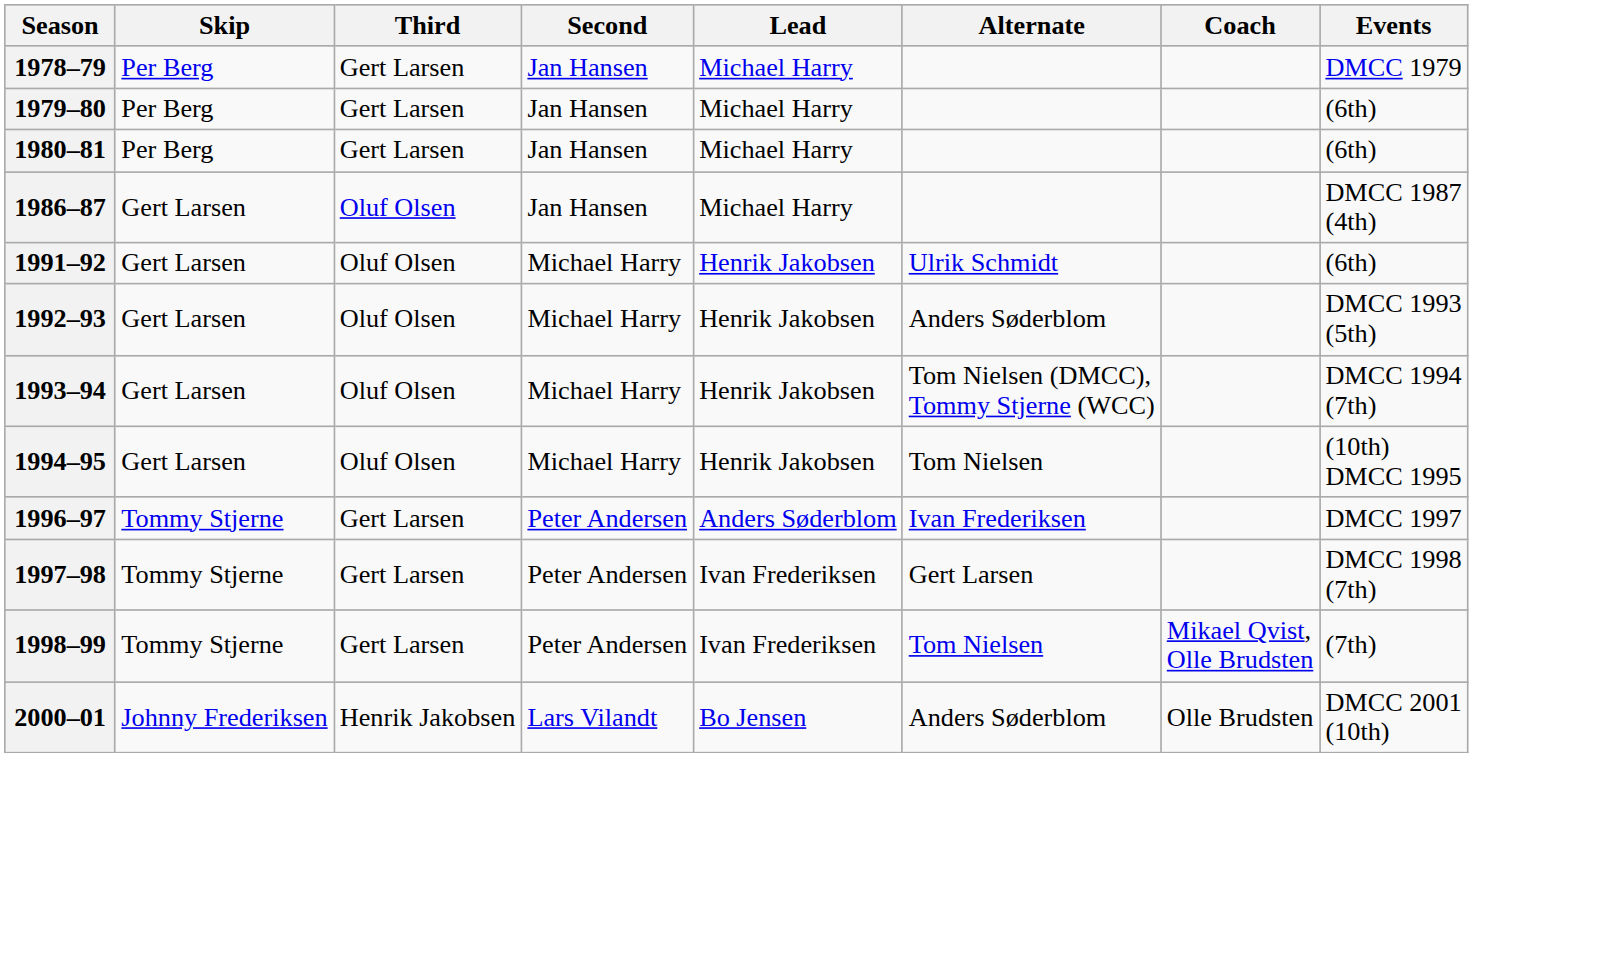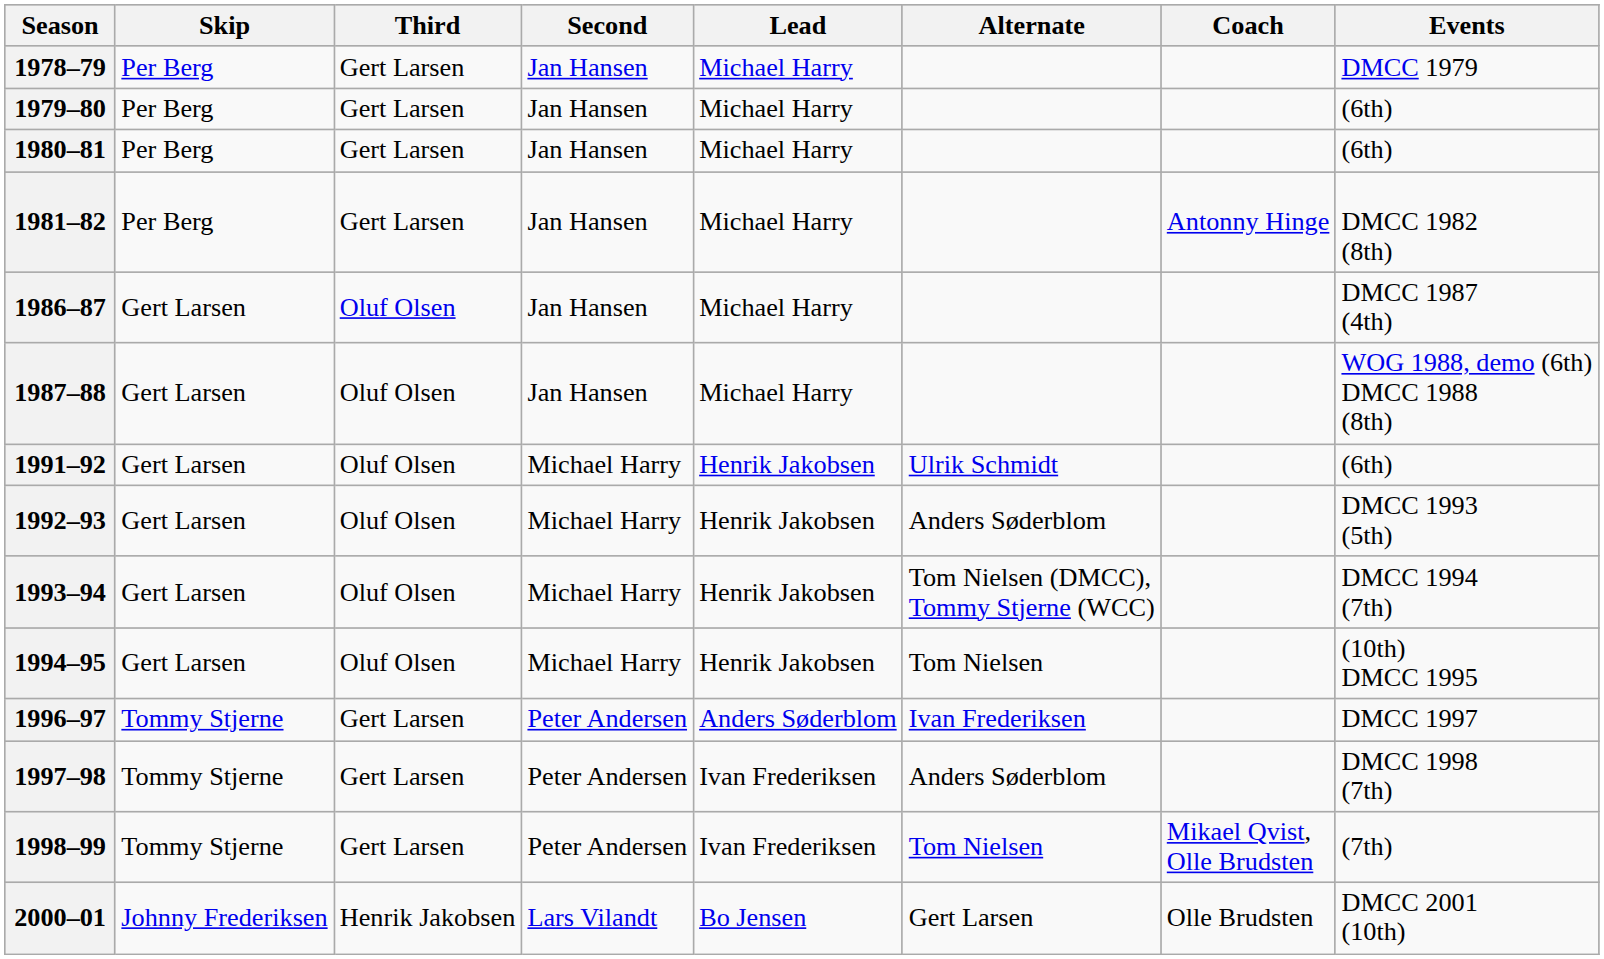+ row: (60, 221)
+ row: (60, 393)
(971, 574) Gert Larsen -> (1008, 775) Anders Søderblom
(1008, 716) Anders Søderblom -> (971, 917) Gert Larsen
